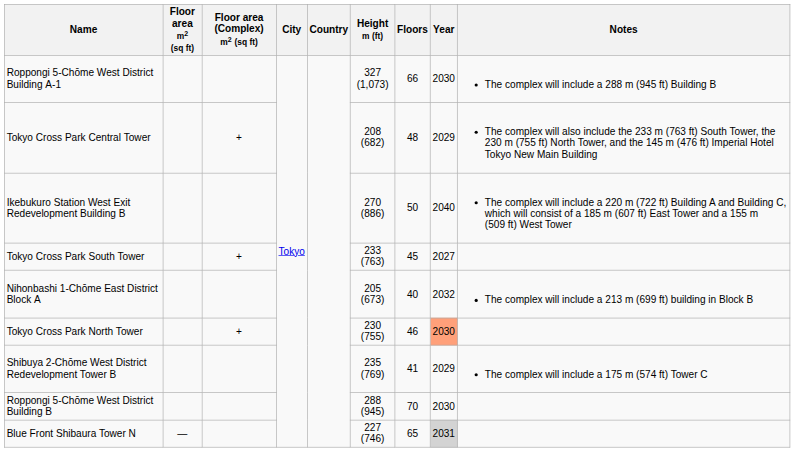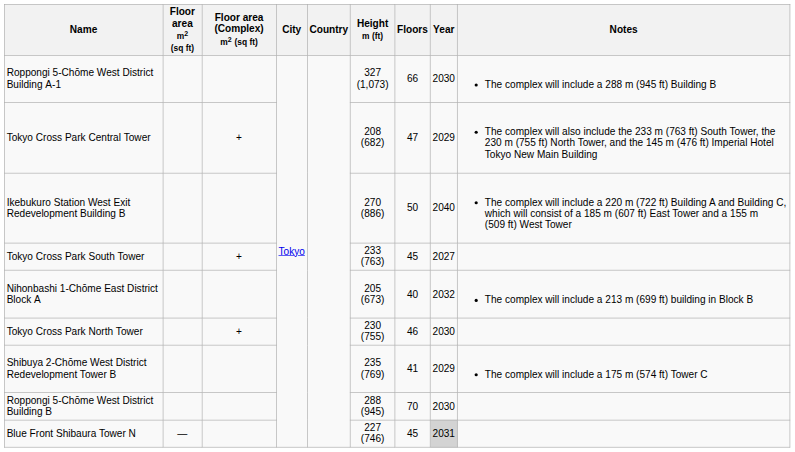(413, 137) 48 -> (413, 137) 47
(444, 331) lightsalmon background -> (444, 331) no background
(413, 433) 65 -> (413, 433) 45
